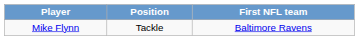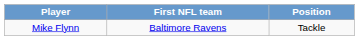columns swapped: (150, 12) <-> (273, 12)
